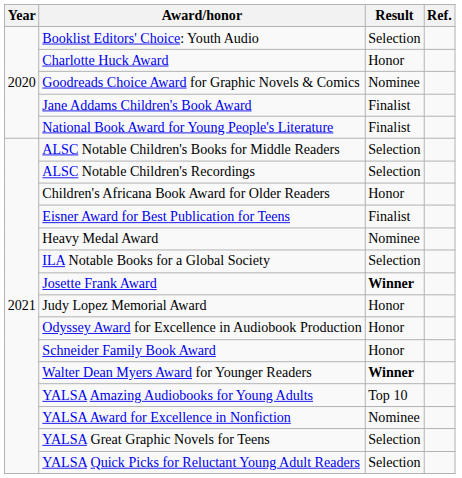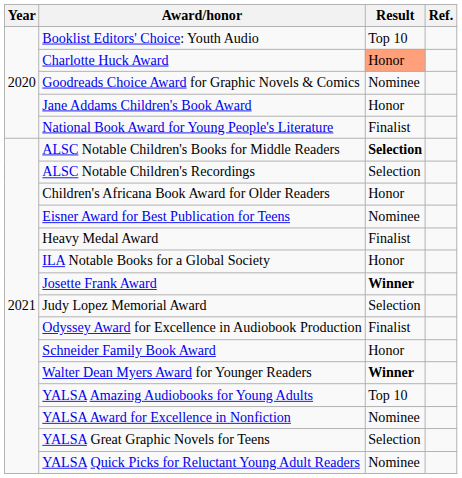(394, 37) Selection -> (388, 37) Top 10
(386, 60) no background -> (386, 60) lightsalmon background
(389, 104) Finalist -> (386, 104) Honor
(394, 149) normal -> (395, 149) bold
(389, 216) Finalist -> (394, 216) Nominee
(394, 238) Nominee -> (389, 238) Finalist
(394, 261) Selection -> (386, 261) Honor
(386, 305) Honor -> (394, 305) Selection
(386, 328) Honor -> (389, 328) Finalist
(394, 462) Selection -> (394, 462) Nominee
